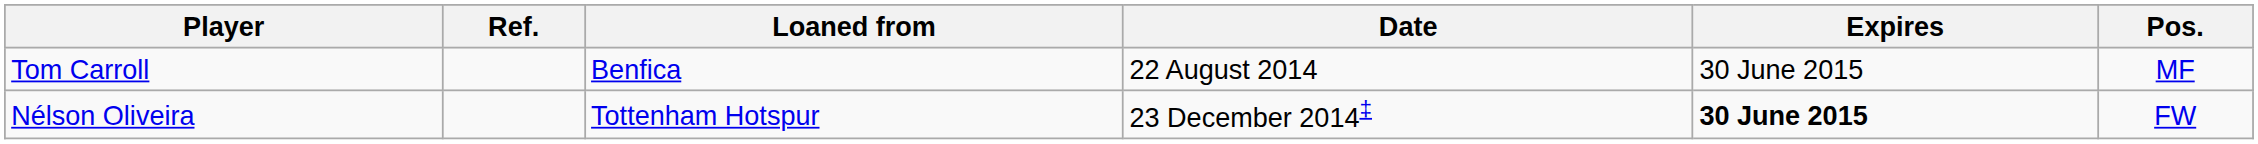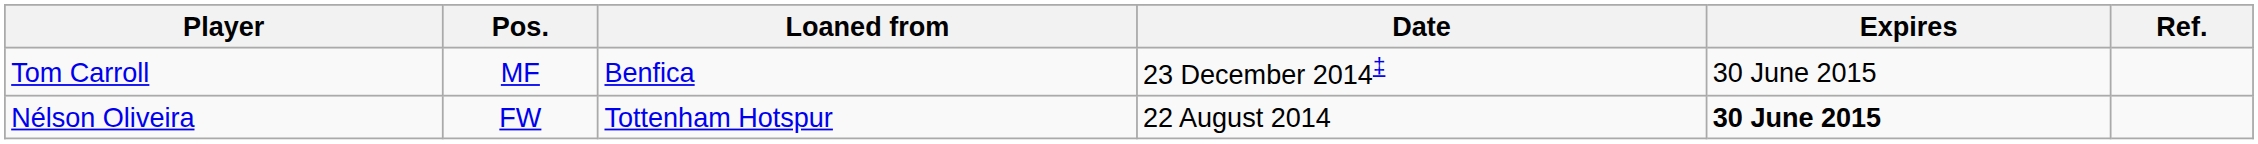columns swapped: (2175, 26) <-> (514, 26)
(1223, 69) 22 August 2014 -> (1264, 72) 23 December 2014‡
(1251, 115) 23 December 2014‡ -> (1237, 118) 22 August 2014
